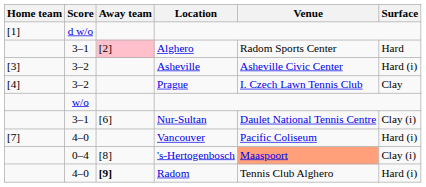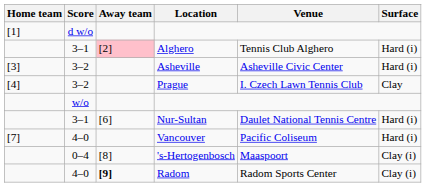(288, 48) Radom Sports Center -> (287, 48) Tennis Club Alghero
(393, 48) Hard -> (399, 48) Hard (i)
(399, 119) Clay (i) -> (399, 119) Hard (i)
(264, 155) lightsalmon background -> (264, 155) no background
(287, 173) Tennis Club Alghero -> (288, 173) Radom Sports Center
(399, 173) Hard (i) -> (399, 173) Clay (i)
